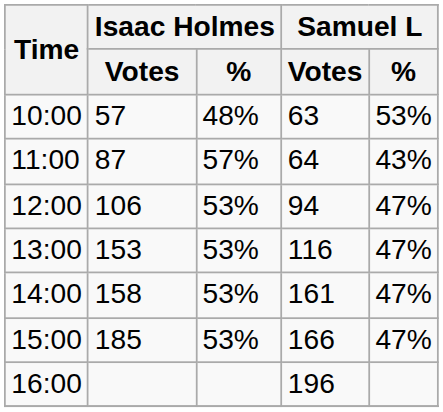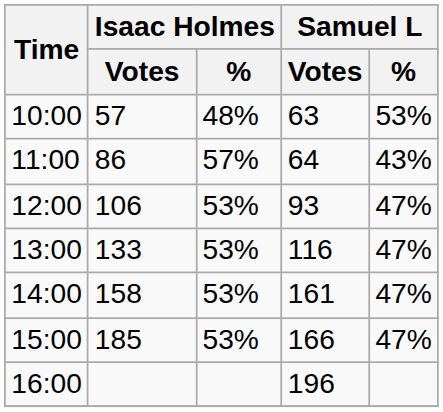(110, 160) 87 -> (110, 160) 86
(303, 205) 94 -> (303, 205) 93
(118, 250) 153 -> (118, 250) 133
